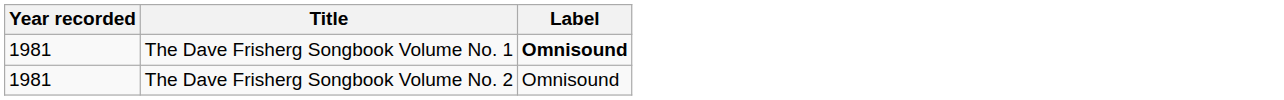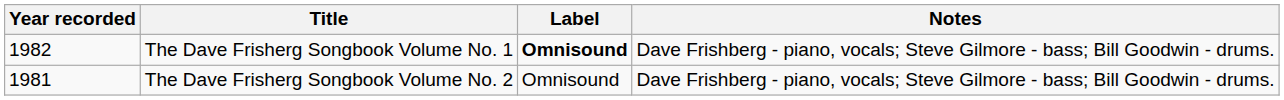+ column: (955, 19)
(30, 49) 1981 -> (30, 49) 1982
